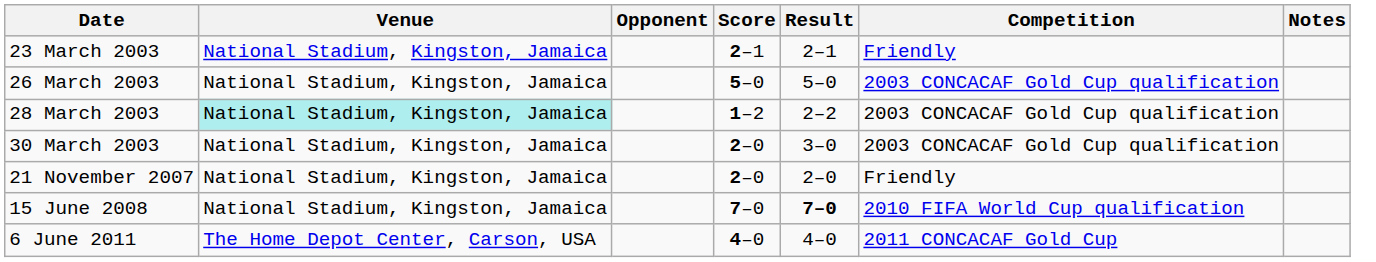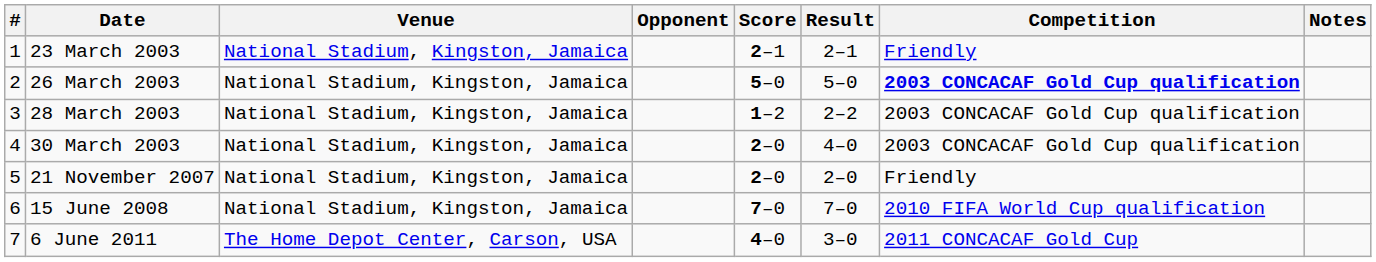+ column: (15, 20)
(1071, 83) normal -> (1092, 83) bold
(405, 114) paleturquoise background -> (426, 114) no background
(820, 146) 3–0 -> (840, 146) 4–0
(820, 209) bold -> (840, 209) normal
(820, 240) 4–0 -> (840, 240) 3–0
